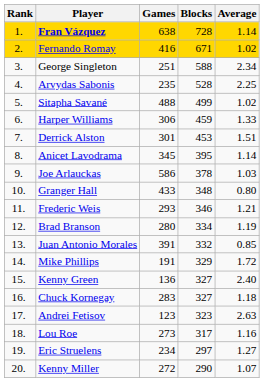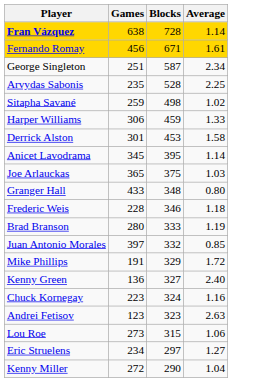- column: (20, 13)
(166, 48) 416 -> (134, 48) 456
(245, 48) 1.02 -> (214, 48) 1.61
(202, 66) 588 -> (171, 66) 587
(166, 102) 488 -> (134, 102) 259
(202, 102) 499 -> (171, 102) 498
(245, 137) 1.51 -> (214, 137) 1.58
(166, 173) 586 -> (134, 173) 365
(202, 173) 378 -> (171, 173) 375
(166, 208) 293 -> (134, 208) 228
(245, 208) 1.21 -> (214, 208) 1.18
(202, 226) 334 -> (171, 226) 333
(166, 244) 391 -> (134, 244) 397
(166, 297) 283 -> (134, 297) 223
(202, 297) 327 -> (171, 297) 324
(245, 297) 1.18 -> (214, 297) 1.16
(202, 333) 317 -> (171, 333) 315
(245, 333) 1.16 -> (214, 333) 1.06
(245, 368) 1.07 -> (214, 368) 1.04
